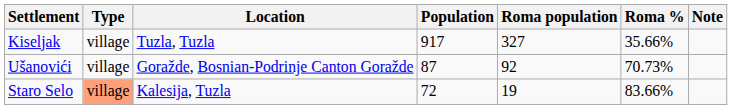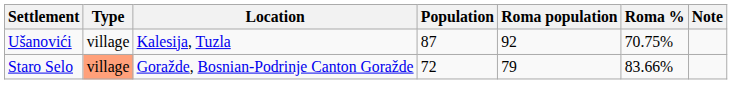- row: (34, 41)
(275, 66) Goražde, Bosnian-Podrinje Canton Goražde -> (184, 41) Kalesija, Tuzla
(649, 66) 70.73% -> (649, 41) 70.75%
(184, 91) Kalesija, Tuzla -> (275, 66) Goražde, Bosnian-Podrinje Canton Goražde
(509, 91) 19 -> (509, 66) 79
